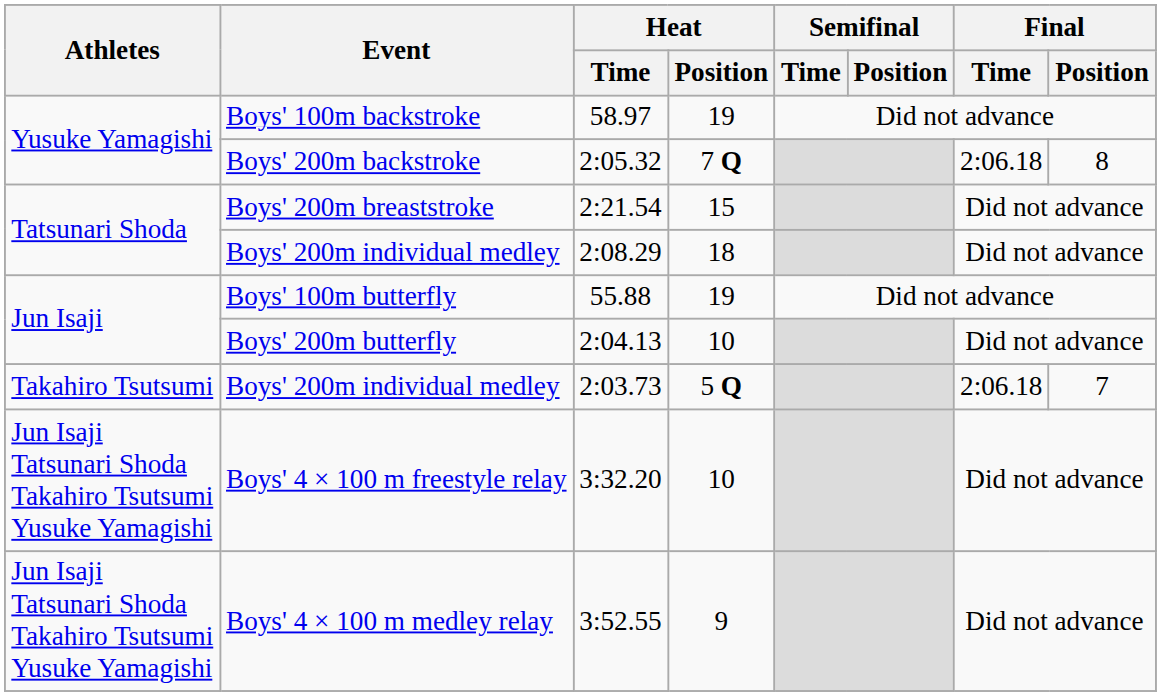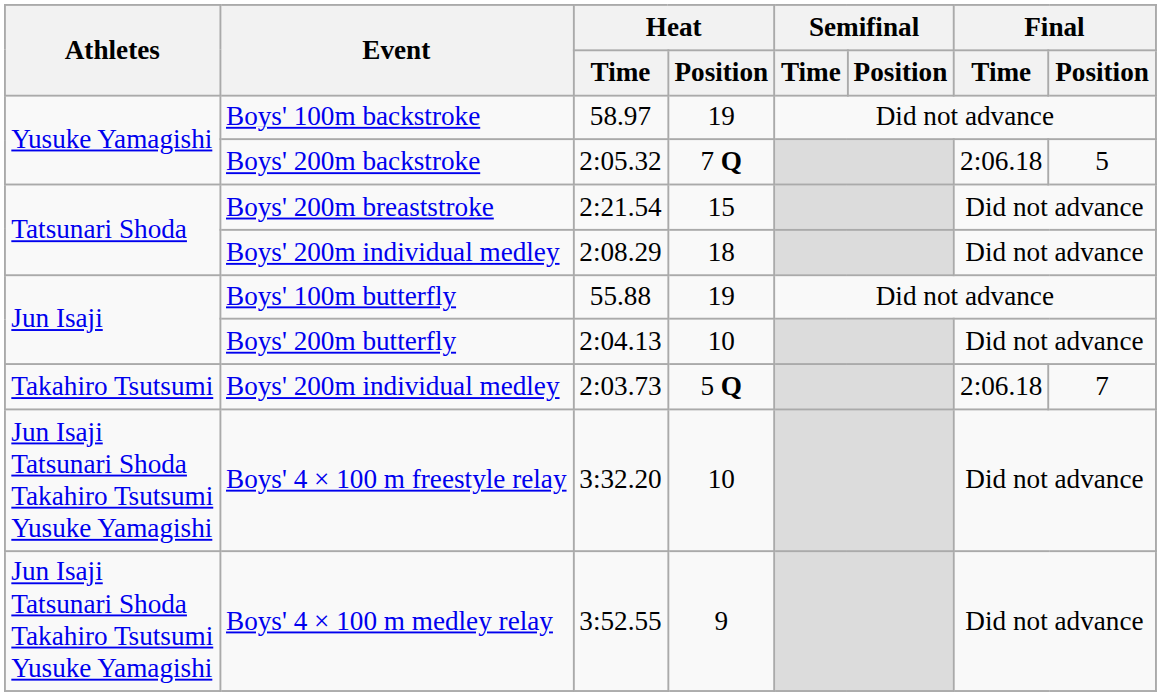(1102, 161) 8 -> (1102, 161) 5
